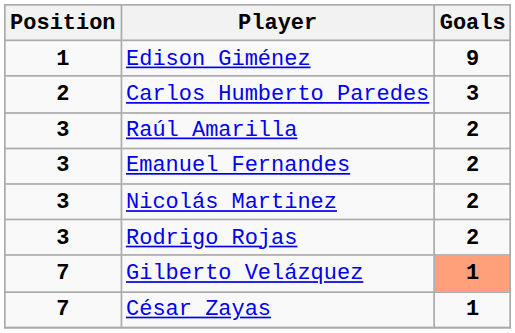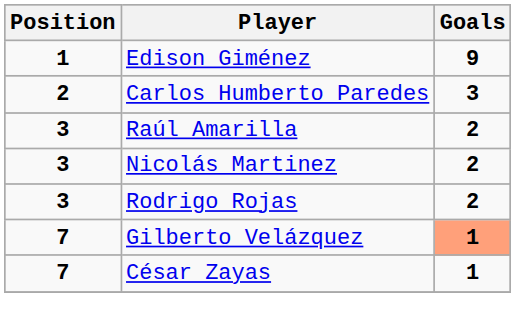- row: (238, 166)
